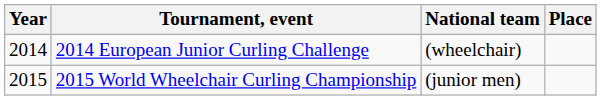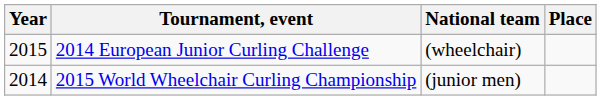(28, 49) 2014 -> (28, 49) 2015
(28, 79) 2015 -> (28, 79) 2014
